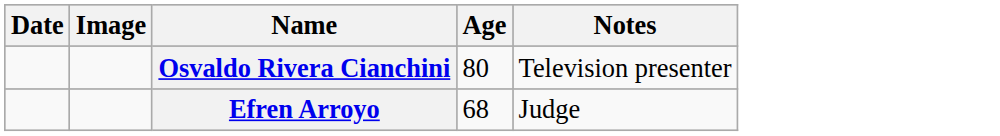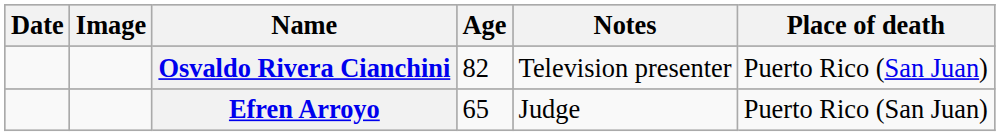+ column: (866, 25)
(476, 67) 80 -> (476, 67) 82
(476, 109) 68 -> (476, 109) 65
